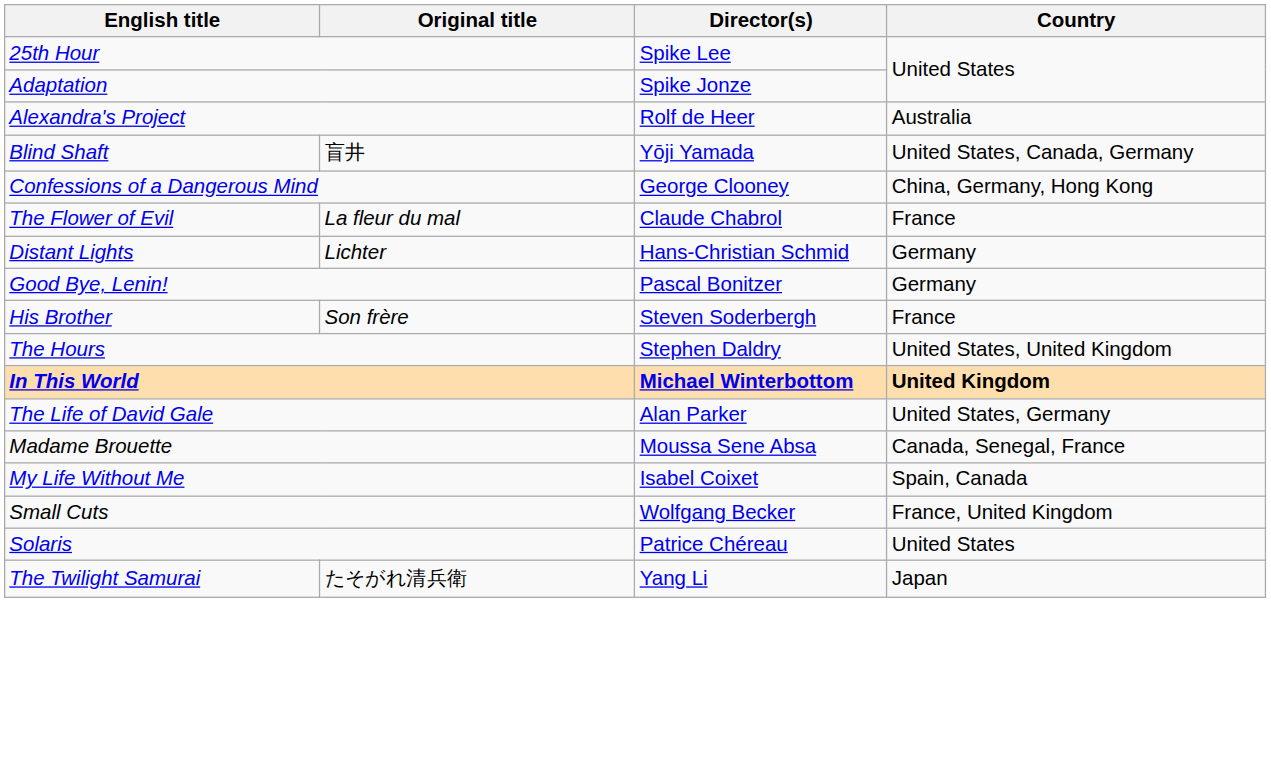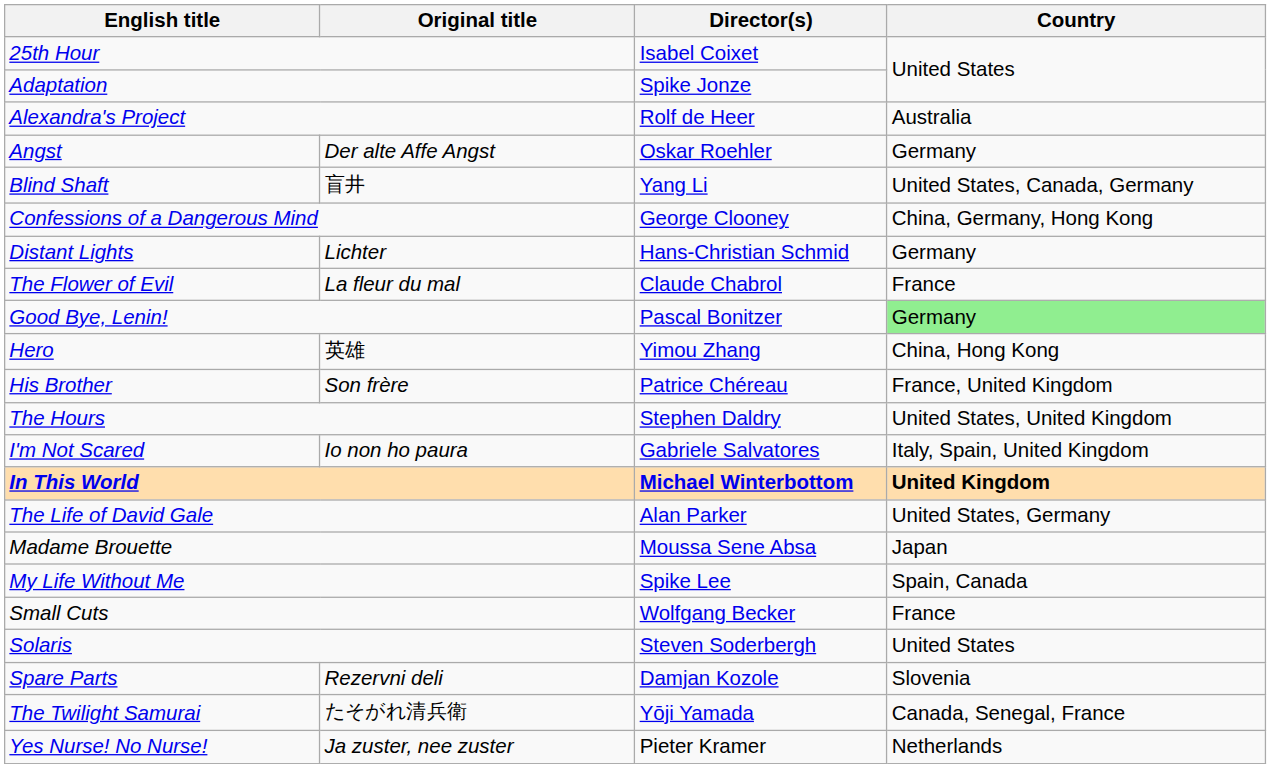(685, 53) Spike Lee -> (699, 53) Isabel Coixet
+ row: (36, 150)
(697, 152) Yōji Yamada -> (674, 185) Yang Li
rows swapped: (71, 251) <-> (91, 219)
(934, 284) no background -> (934, 316) lightgreen background
+ row: (32, 351)
(728, 316) Steven Soderbergh -> (714, 385) Patrice Chéreau
(924, 316) France -> (1002, 385) France, United Kingdom
+ row: (77, 450)
(1008, 446) Canada, Senegal, France -> (920, 548) Japan
(699, 479) Isabel Coixet -> (685, 580) Spike Lee
(1002, 511) France, United Kingdom -> (924, 613) France
(714, 544) Patrice Chéreau -> (728, 645) Steven Soderbergh
+ row: (63, 678)
(674, 578) Yang Li -> (697, 712) Yōji Yamada
(920, 578) Japan -> (1008, 712) Canada, Senegal, France
+ row: (108, 746)
